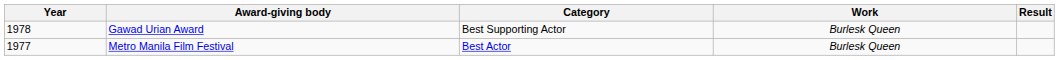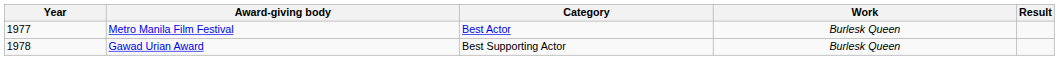rows swapped: (171, 47) <-> (156, 30)
